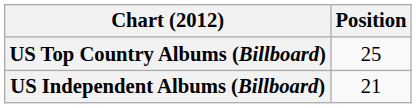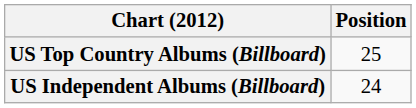(371, 86) 21 -> (371, 86) 24
